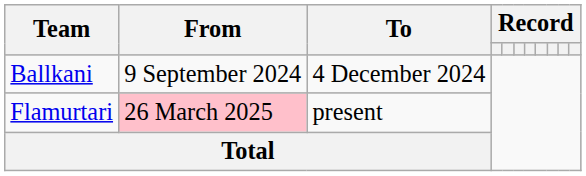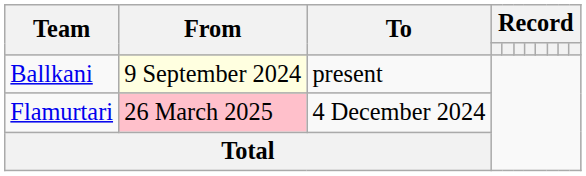(213, 73) no background -> (213, 73) lightyellow background
(399, 73) 4 December 2024 -> (348, 73) present
(348, 112) present -> (399, 112) 4 December 2024
